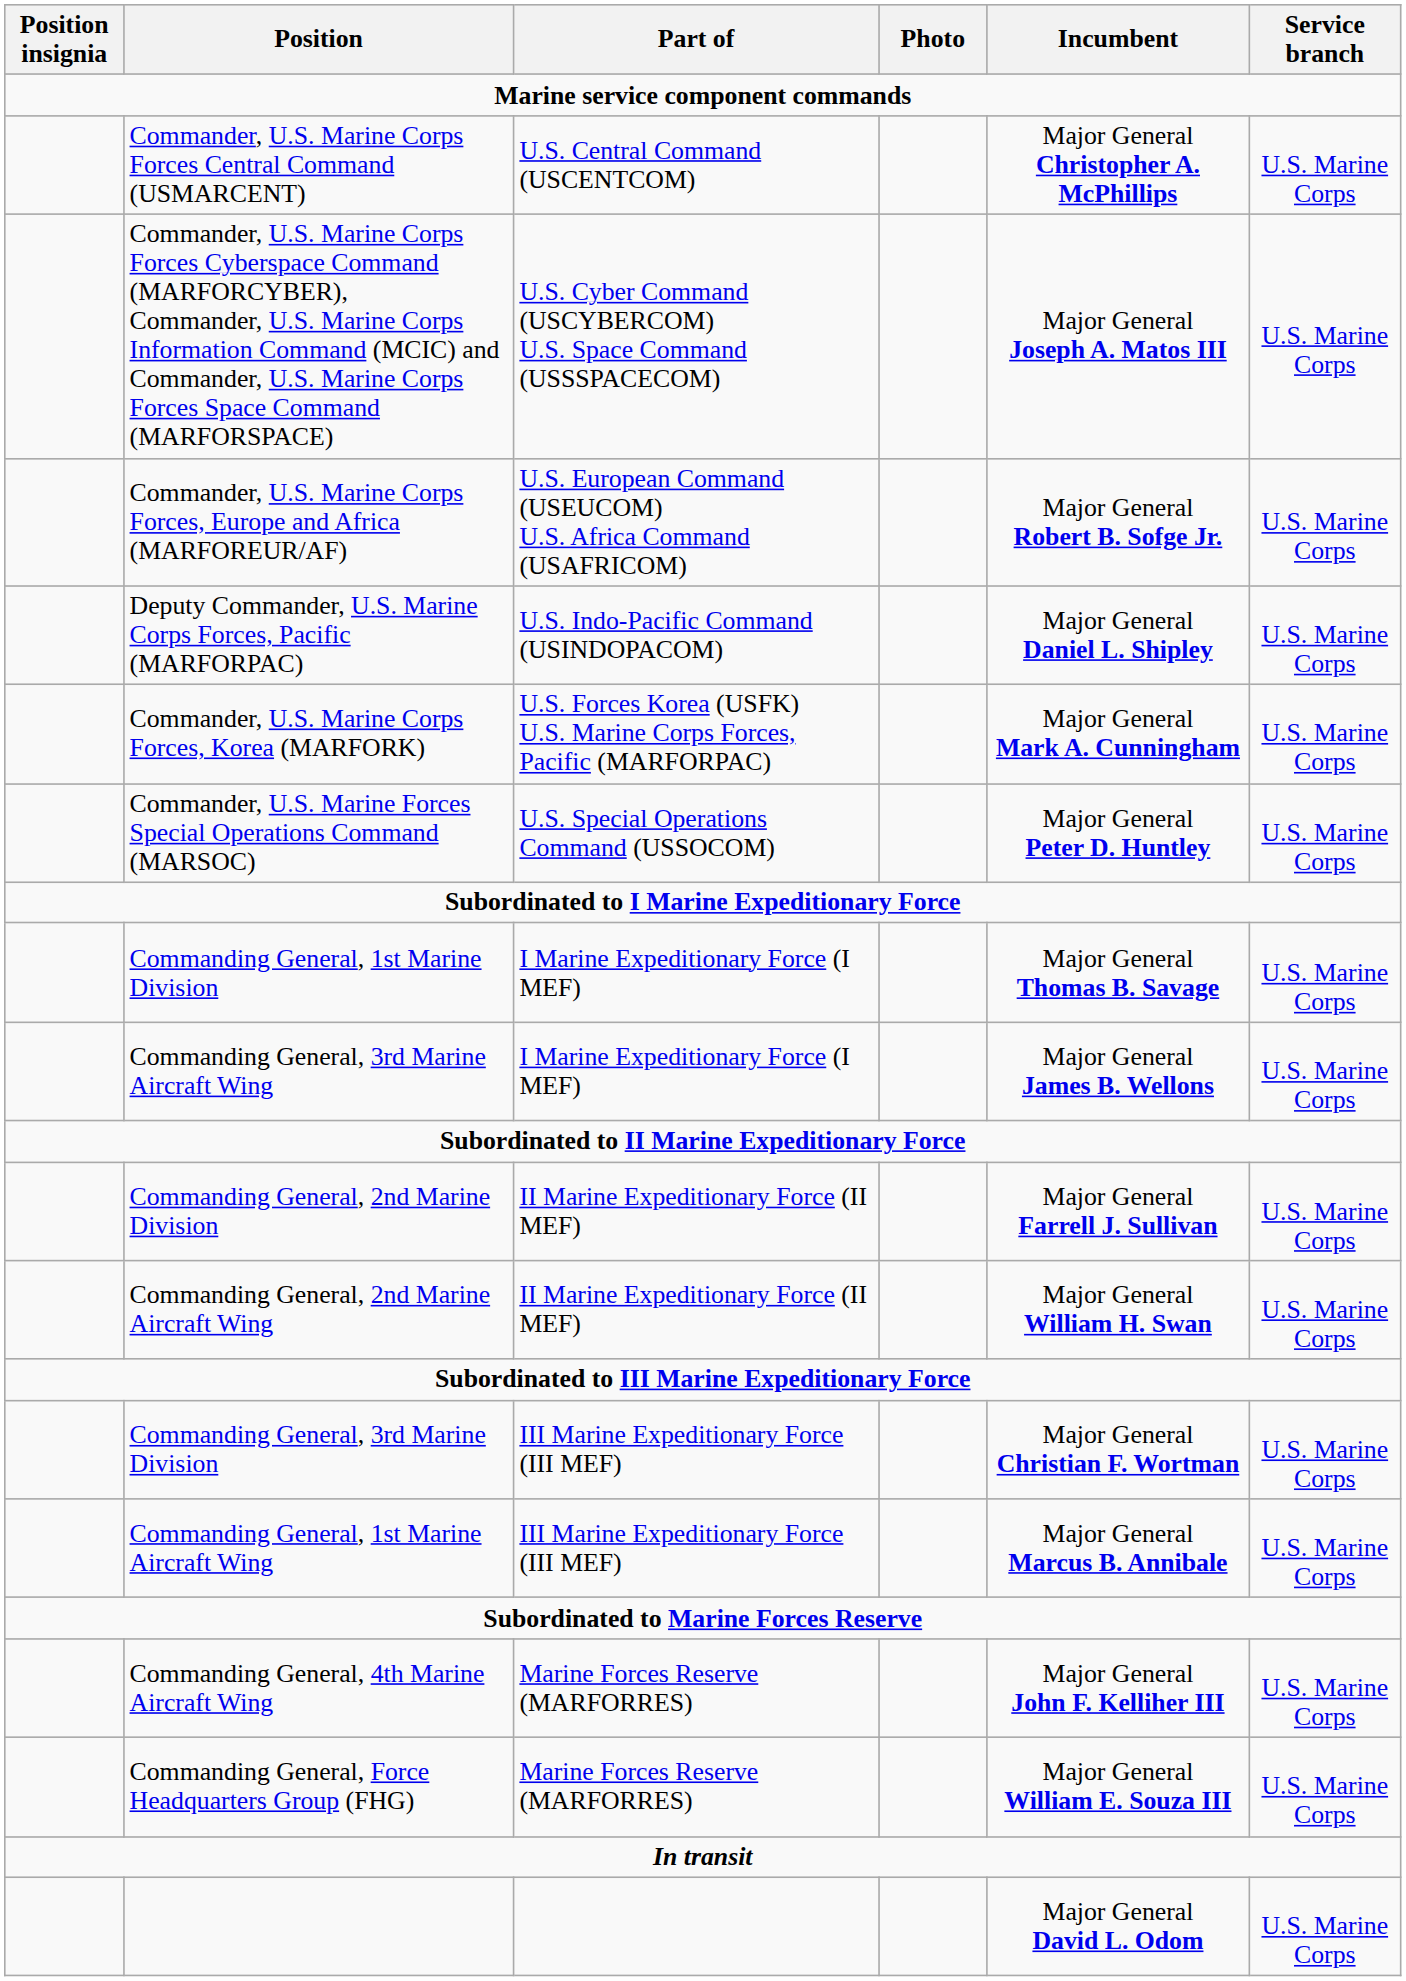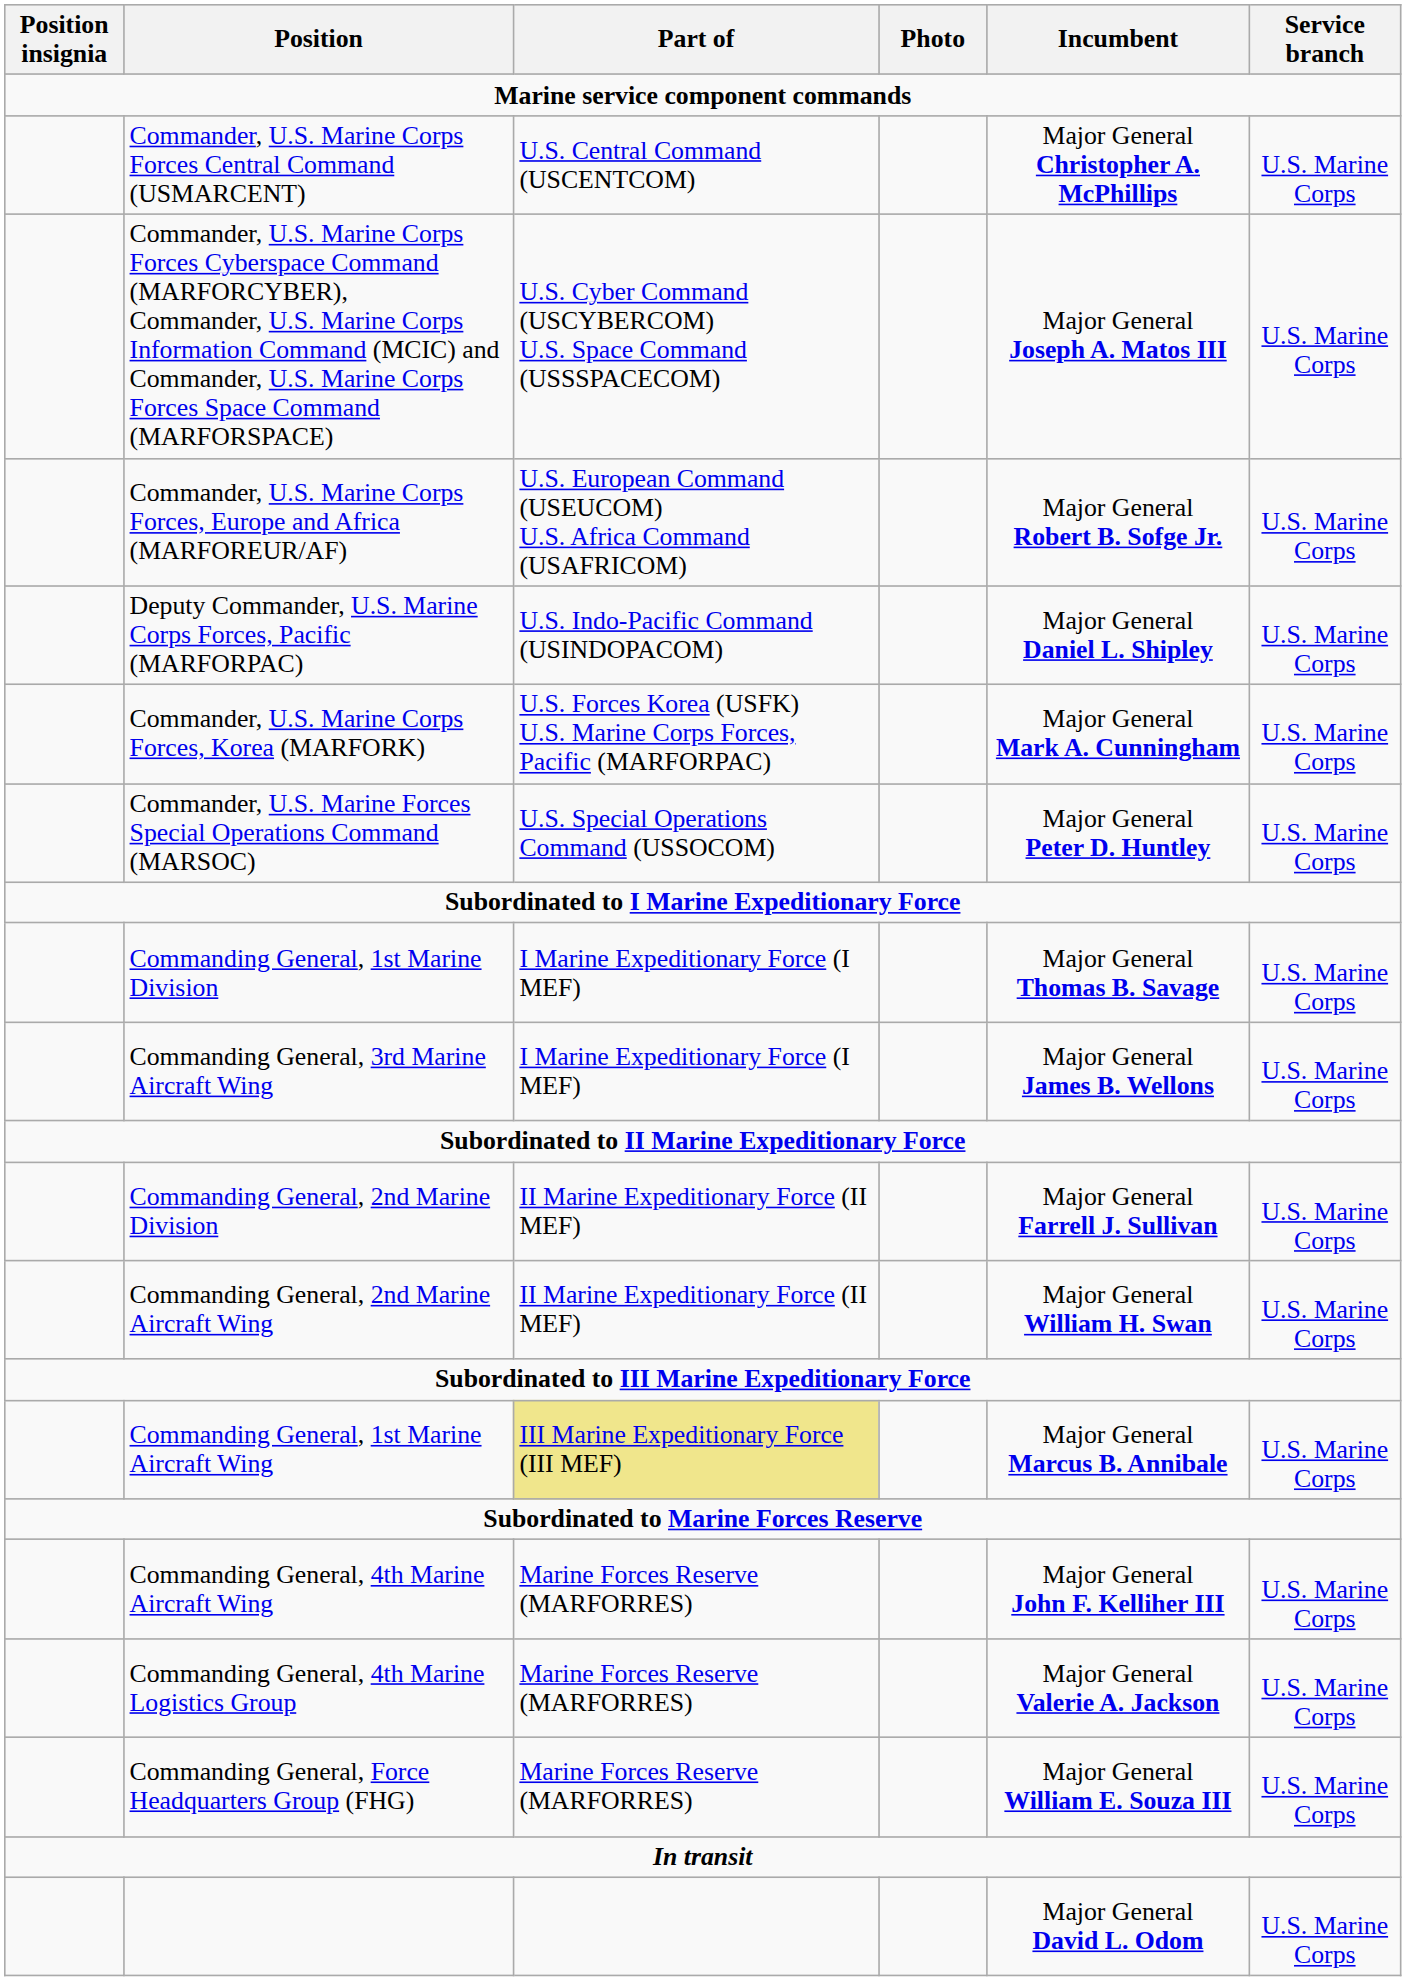- row: (308, 1449)
(681, 1547) no background -> (681, 1449) khaki background
+ row: (307, 1687)
